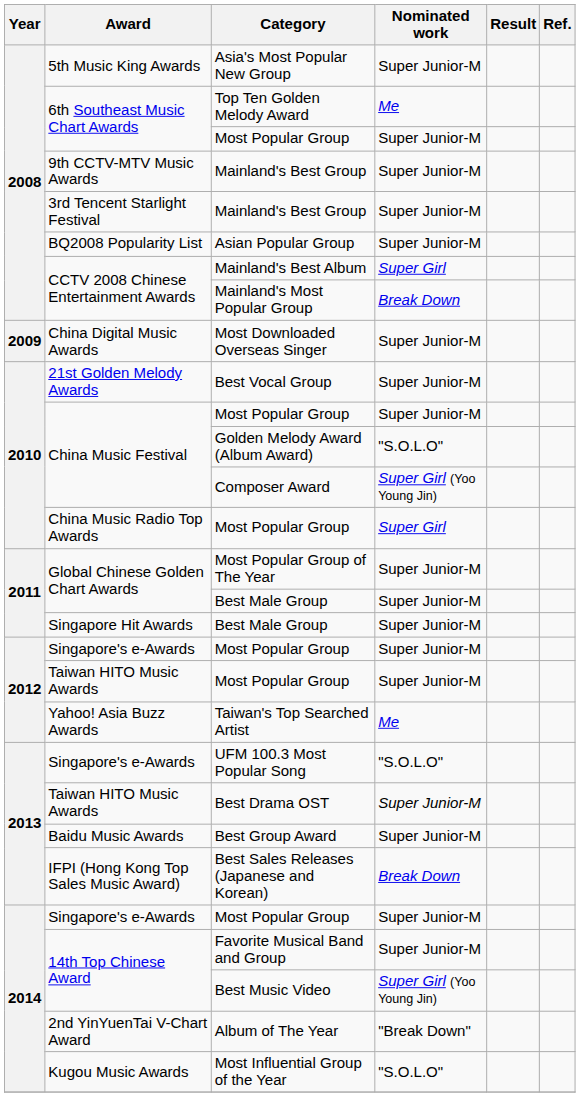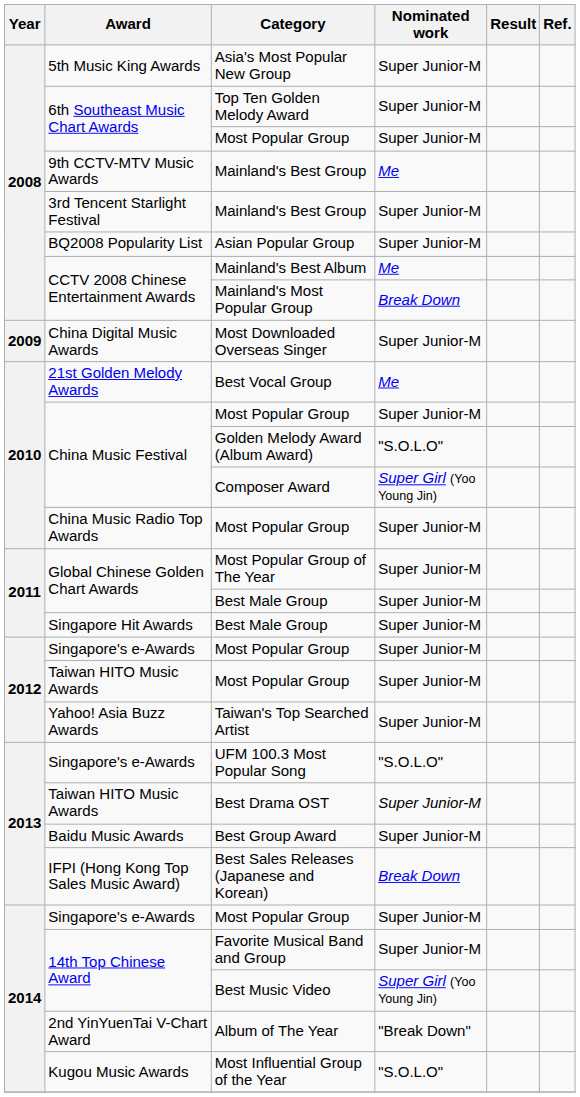(389, 106) Me -> (430, 106) Super Junior-M
(430, 171) Super Junior-M -> (389, 171) Me
(412, 267) Super Girl -> (389, 267) Me
(430, 381) Super Junior-M -> (389, 381) Me
(412, 528) Super Girl -> (430, 528) Super Junior-M
(389, 721) Me -> (430, 721) Super Junior-M
